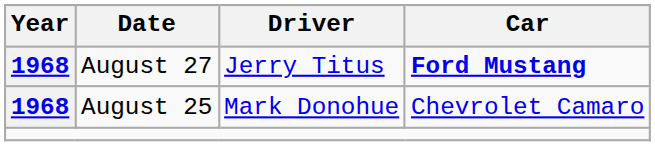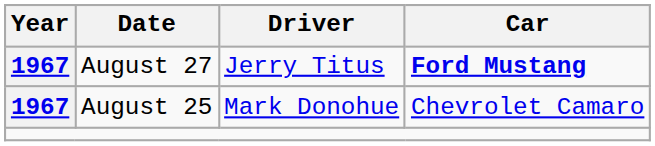(40, 66) 1968 -> (40, 66) 1967
(40, 107) 1968 -> (40, 107) 1967
